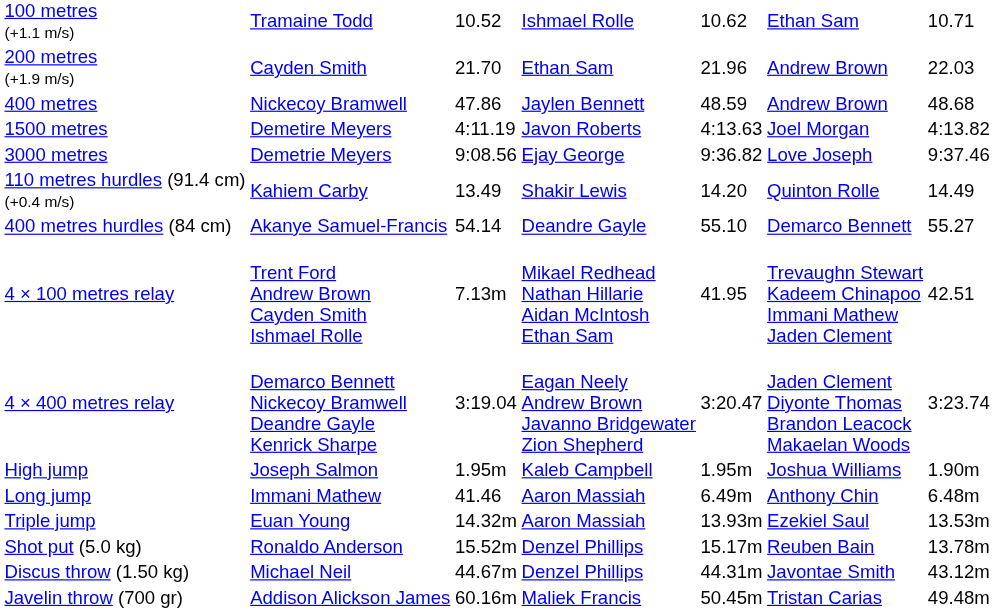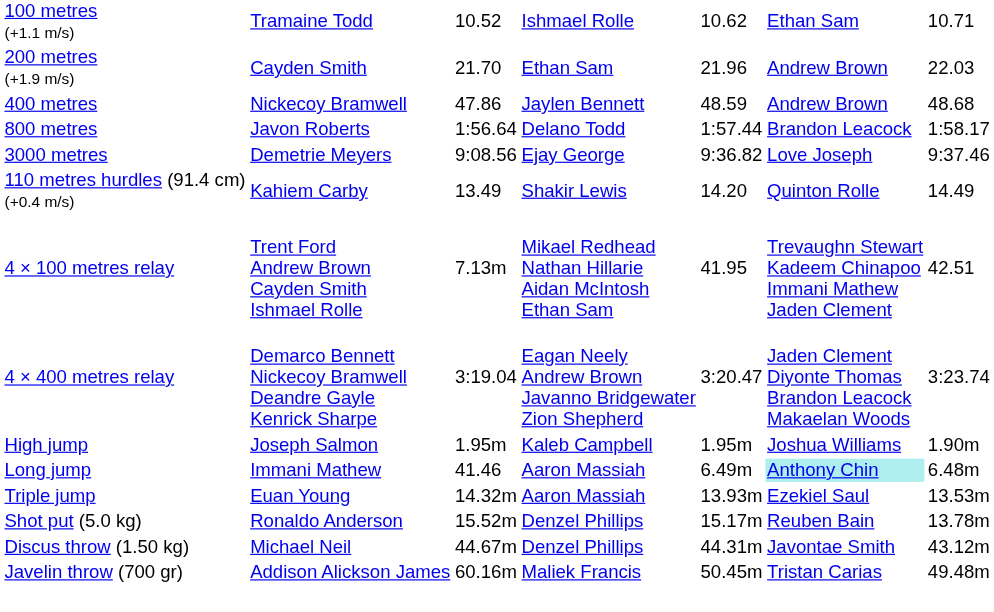+ row: (51, 129)
- row: (56, 129)
- row: (118, 226)
(823, 495) no background -> (823, 470) paleturquoise background
